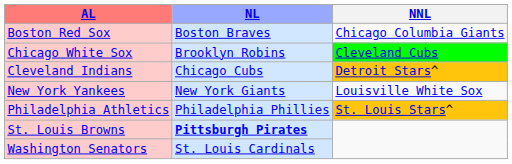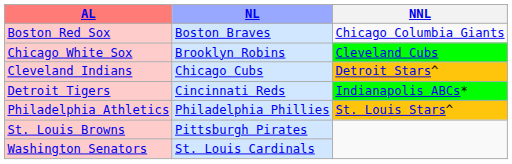+ row: (59, 91)
- row: (66, 91)
(241, 129) bold -> (241, 129) normal
